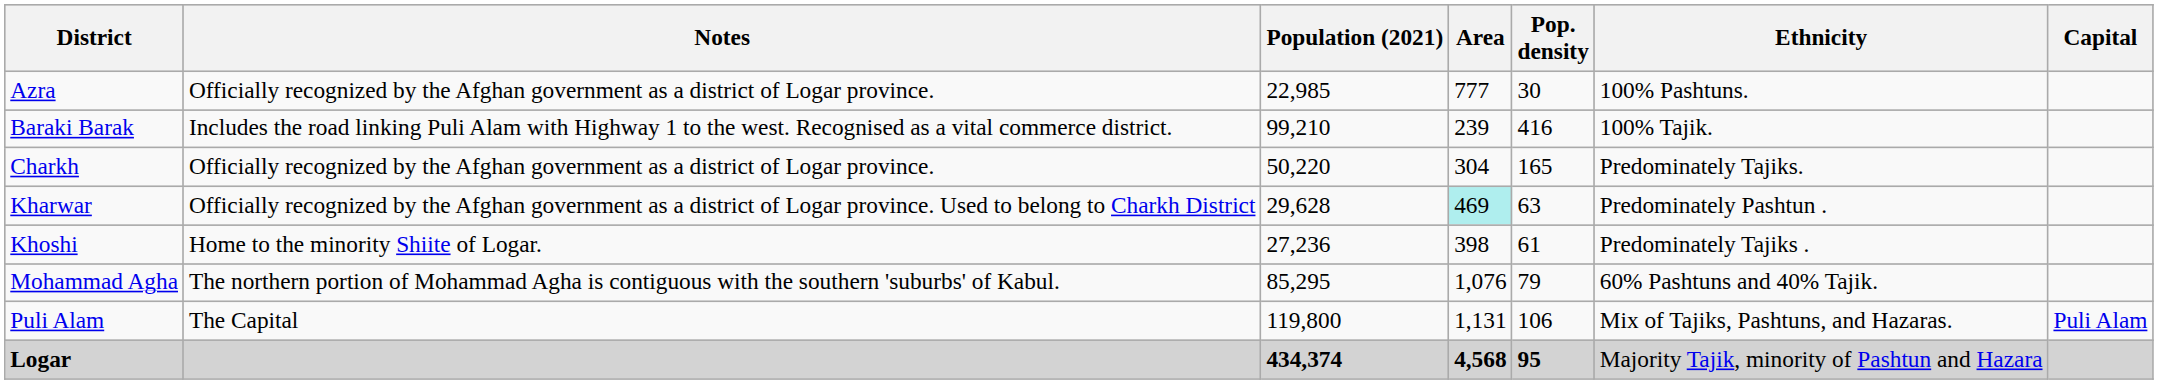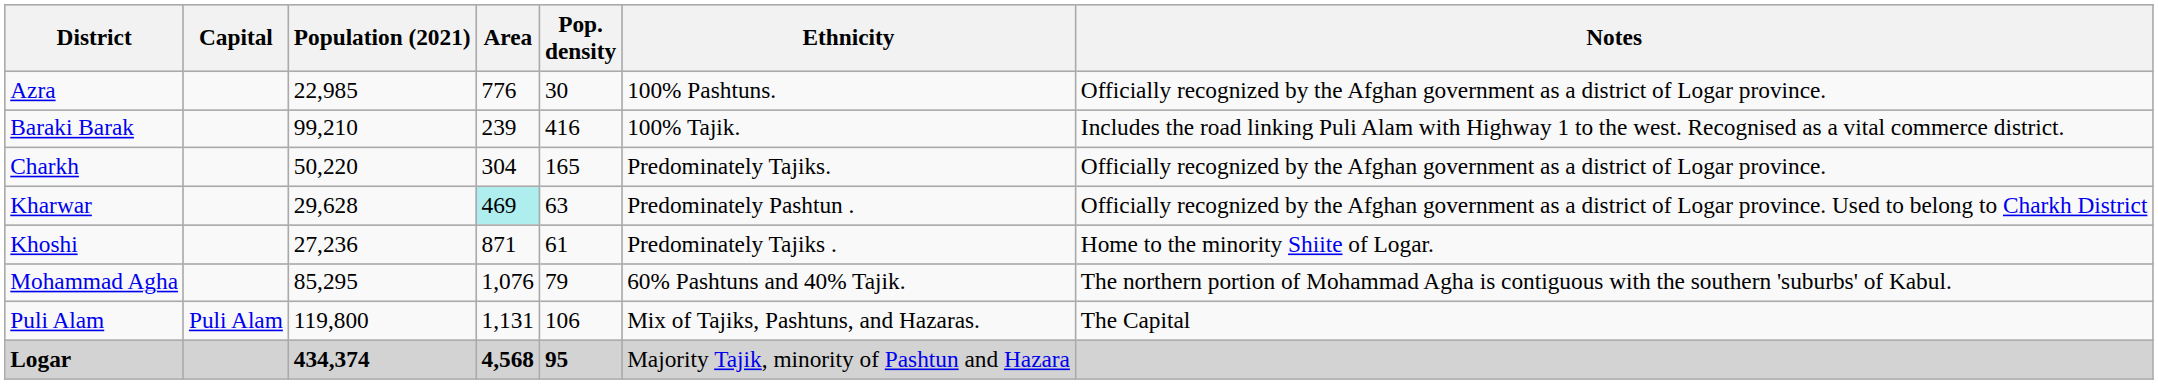columns swapped: (2100, 37) <-> (722, 37)
(1472, 90) 777 -> (499, 90) 776
(1472, 244) 398 -> (499, 244) 871
